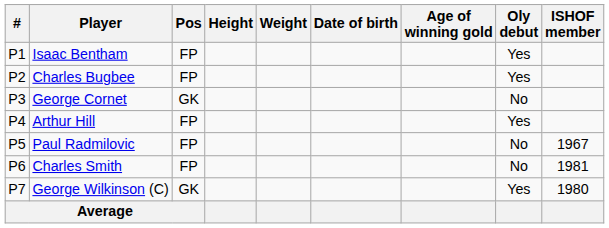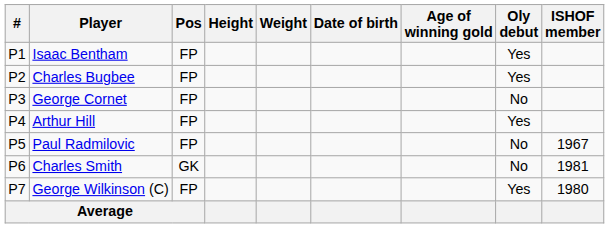(189, 99) GK -> (189, 99) FP
(189, 166) FP -> (189, 166) GK
(189, 189) GK -> (189, 189) FP
